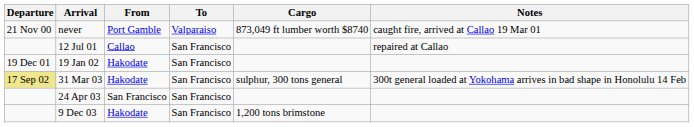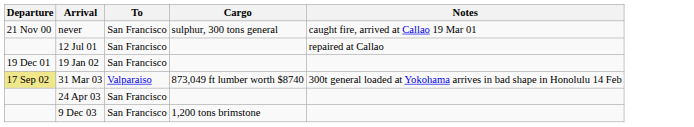- column: (137, 12)
(194, 29) Valparaiso -> (137, 29) San Francisco
(302, 29) 873,049 ft lumber worth $8740 -> (225, 29) sulphur, 300 tons general
(201, 79) San Francisco -> (130, 79) Valparaiso
(289, 79) sulphur, 300 tons general -> (238, 79) 873,049 ft lumber worth $8740
